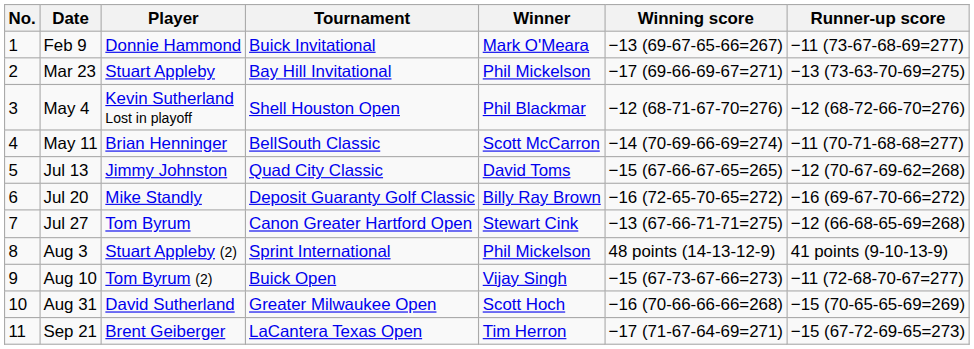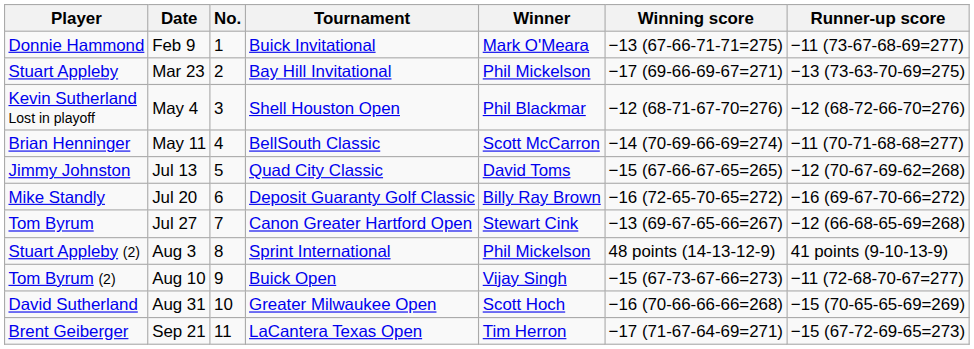columns swapped: (22, 18) <-> (173, 18)
(696, 45) −13 (69-67-65-66=267) -> (696, 45) −13 (67-66-71-71=275)
(696, 224) −13 (67-66-71-71=275) -> (696, 224) −13 (69-67-65-66=267)
